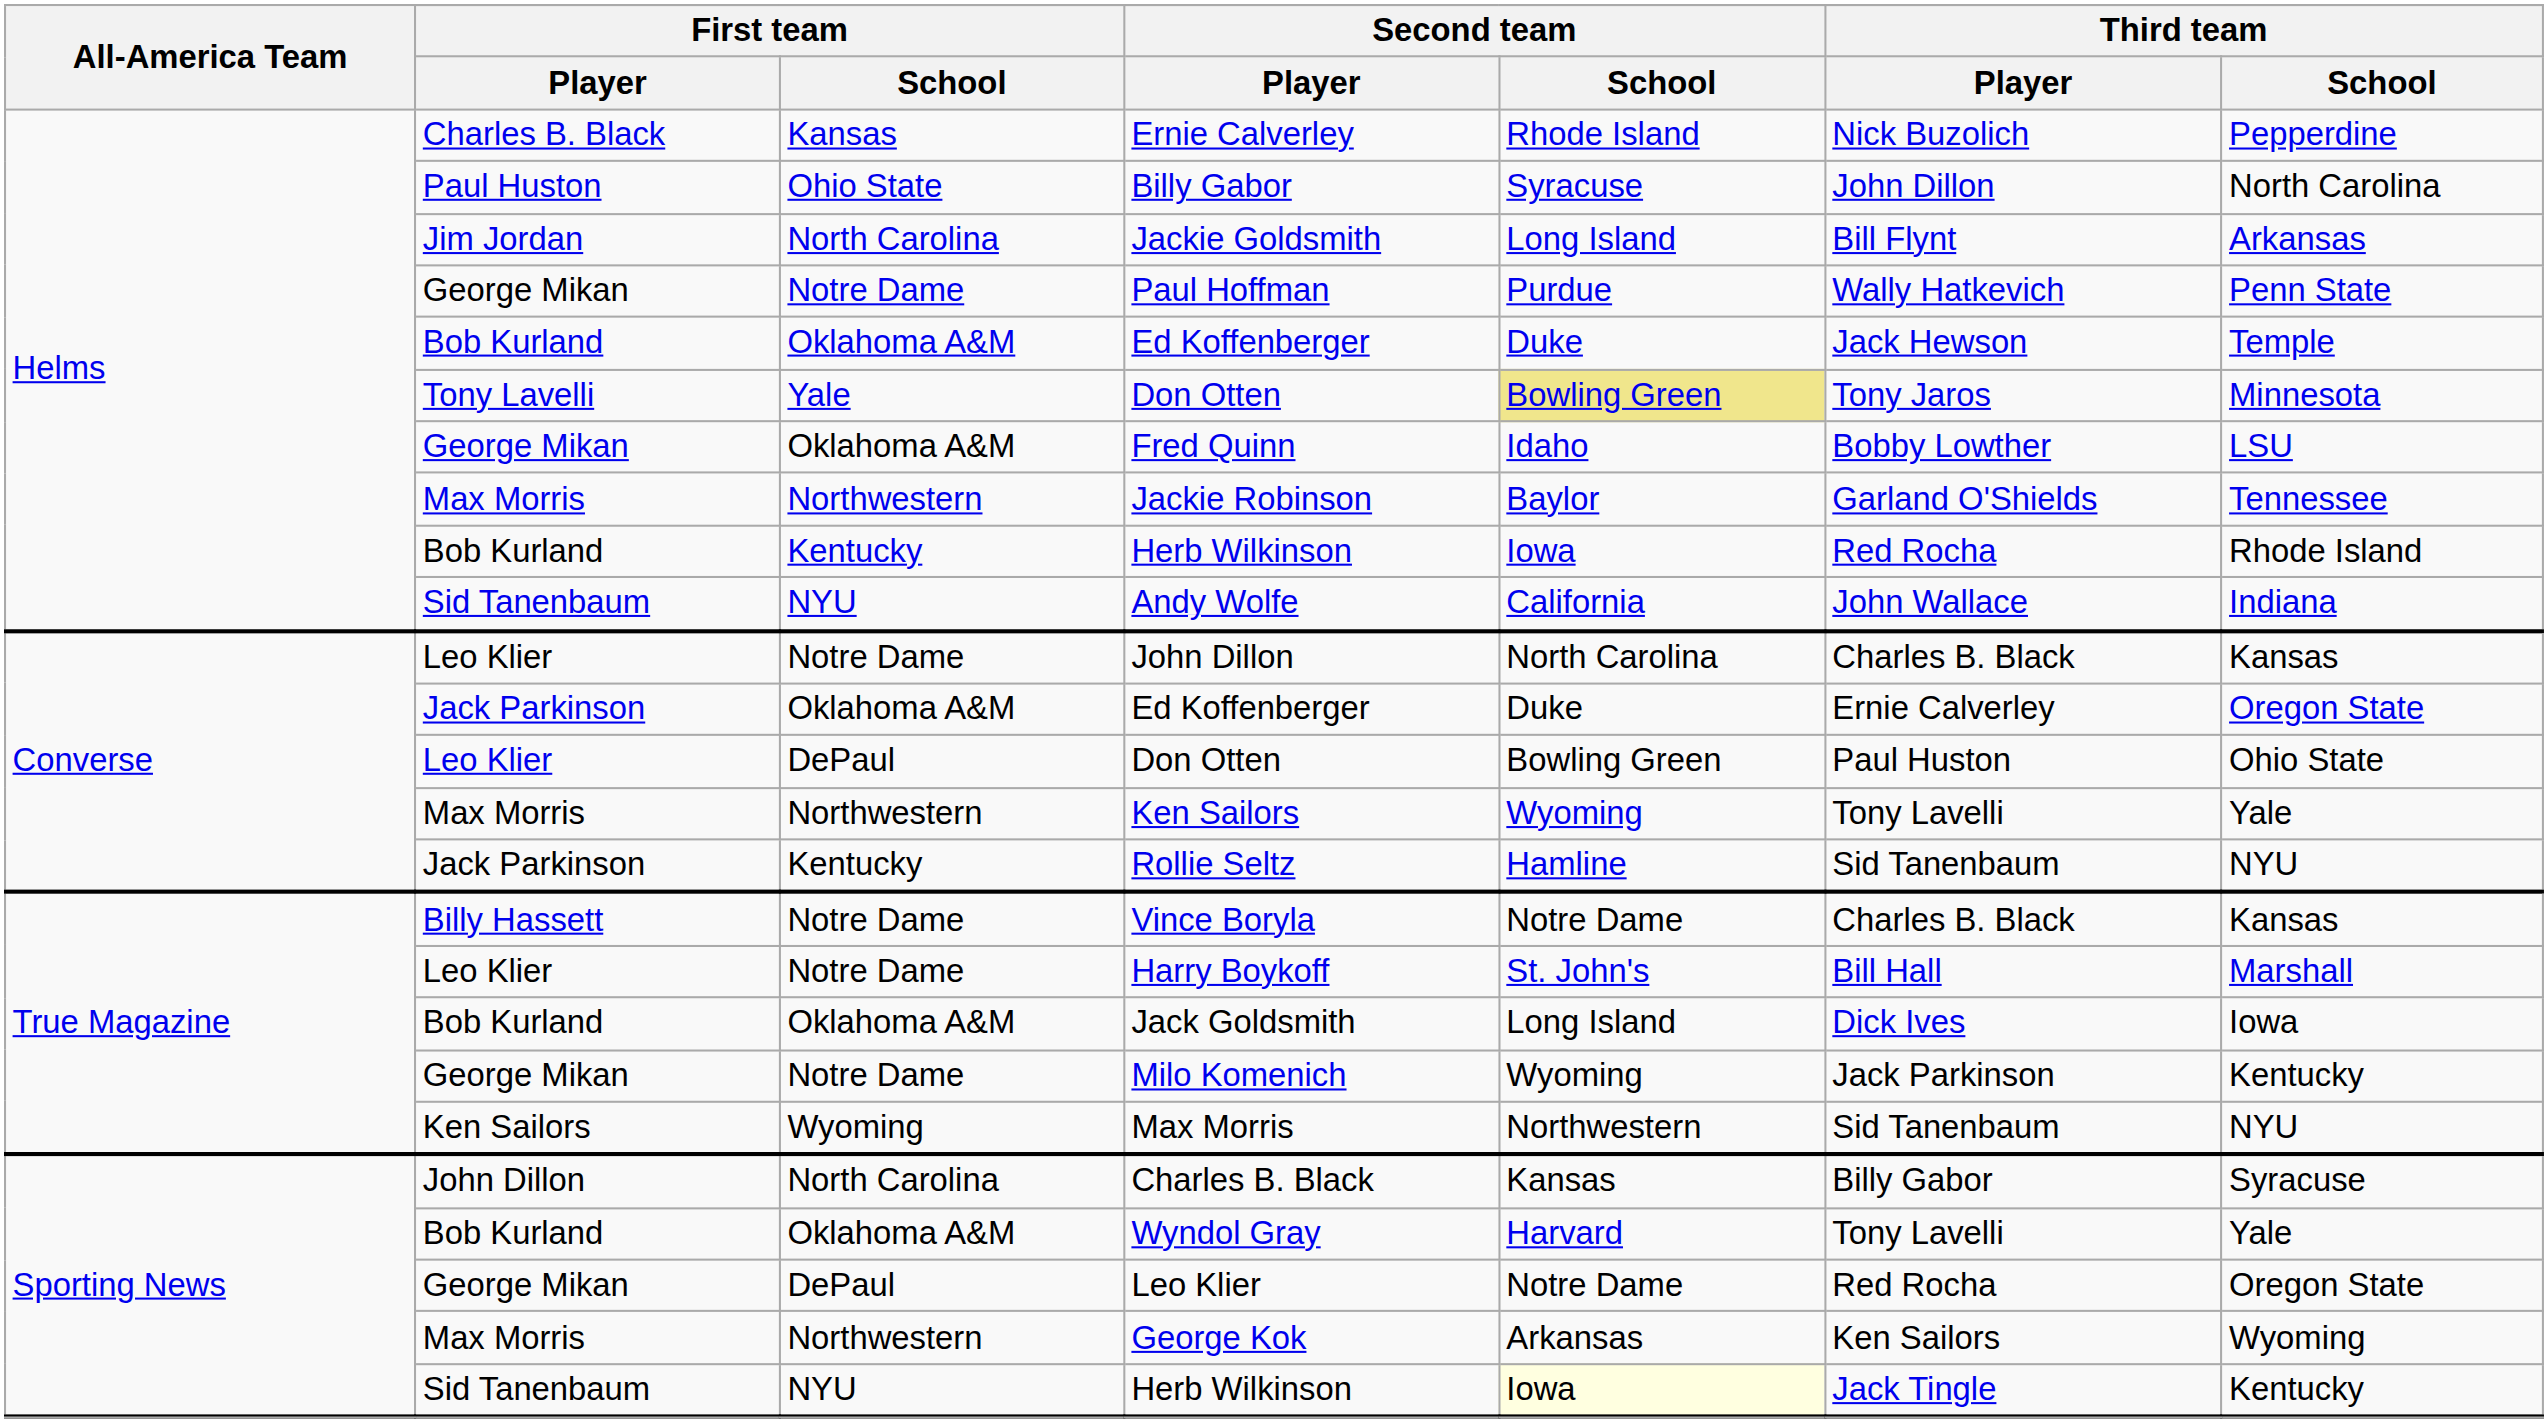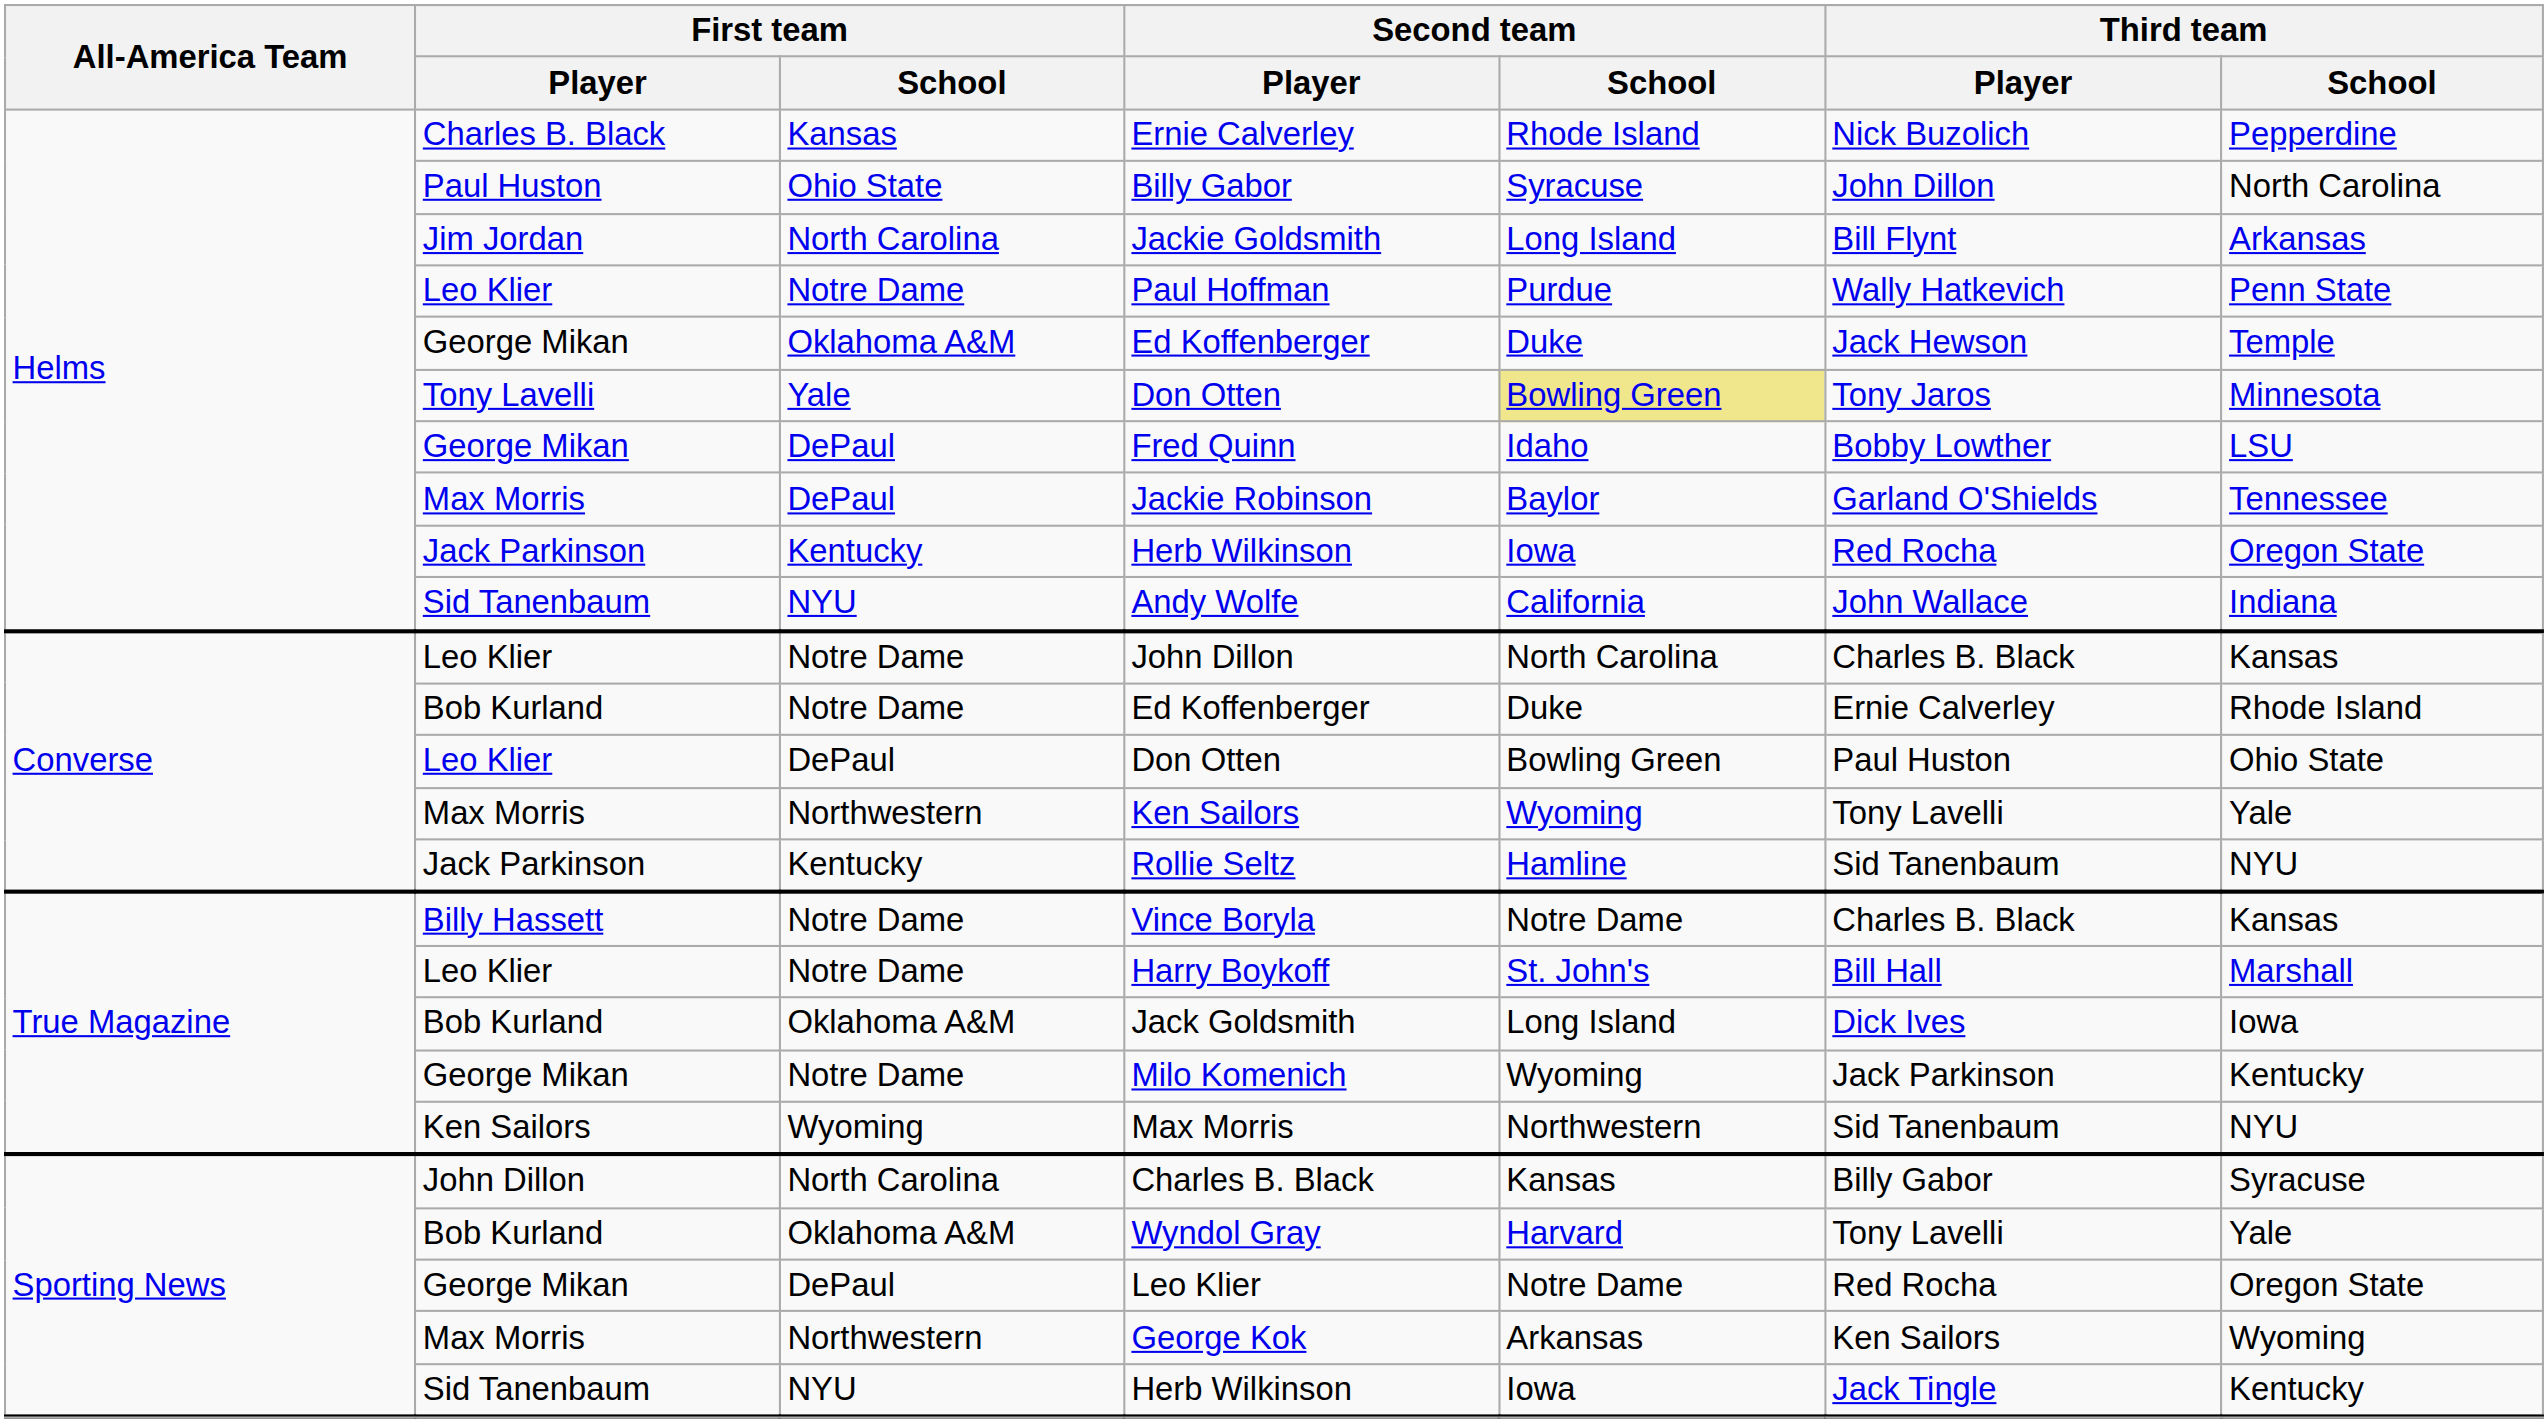(526, 290) George Mikan -> (488, 290) Leo Klier
(513, 342) Bob Kurland -> (526, 342) George Mikan
(901, 446) Oklahoma A&M -> (841, 446) DePaul
(885, 498) Northwestern -> (841, 498) DePaul
(513, 550) Bob Kurland -> (534, 550) Jack Parkinson
(2326, 550) Rhode Island -> (2327, 550) Oregon State
(534, 708) Jack Parkinson -> (513, 708) Bob Kurland
(901, 708) Oklahoma A&M -> (876, 708) Notre Dame
(2327, 708) Oregon State -> (2326, 708) Rhode Island
(1541, 1389) lightyellow background -> (1541, 1389) no background
